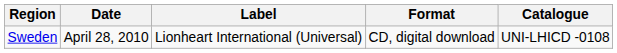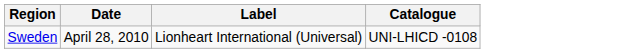- column: (432, 15)
